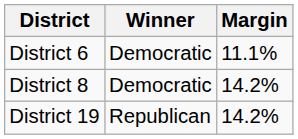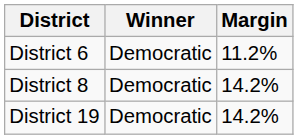(249, 52) 11.1% -> (249, 52) 11.2%
(160, 117) Republican -> (160, 117) Democratic
